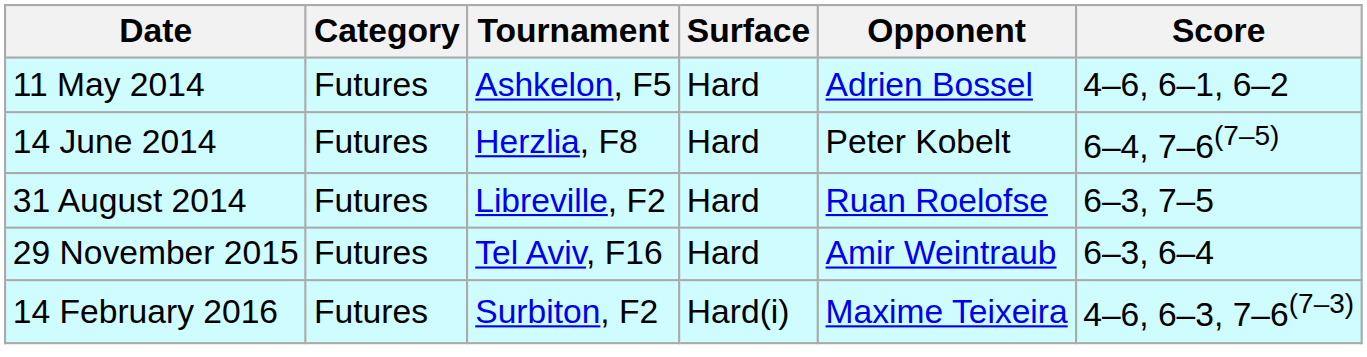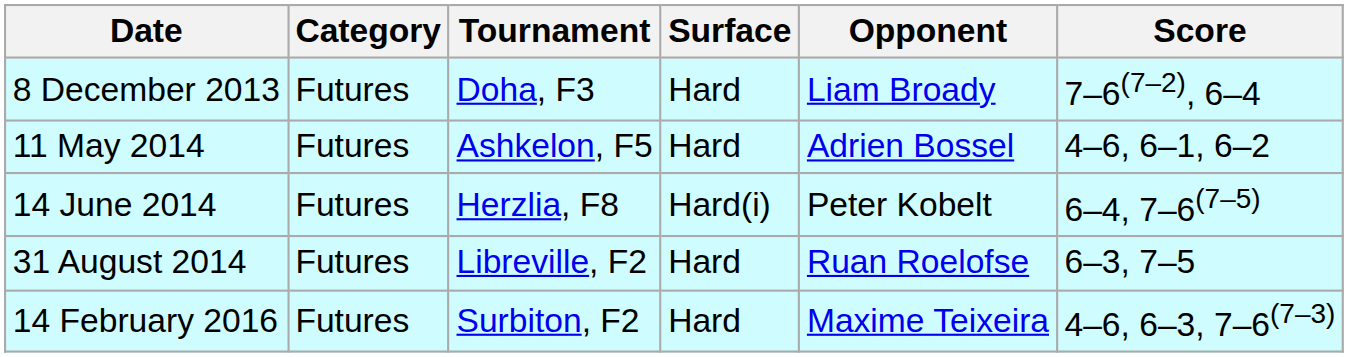+ row: (146, 88)
(723, 142) Hard -> (719, 204) Hard(i)
- row: (156, 253)
(738, 311) Hard(i) -> (705, 320) Hard
